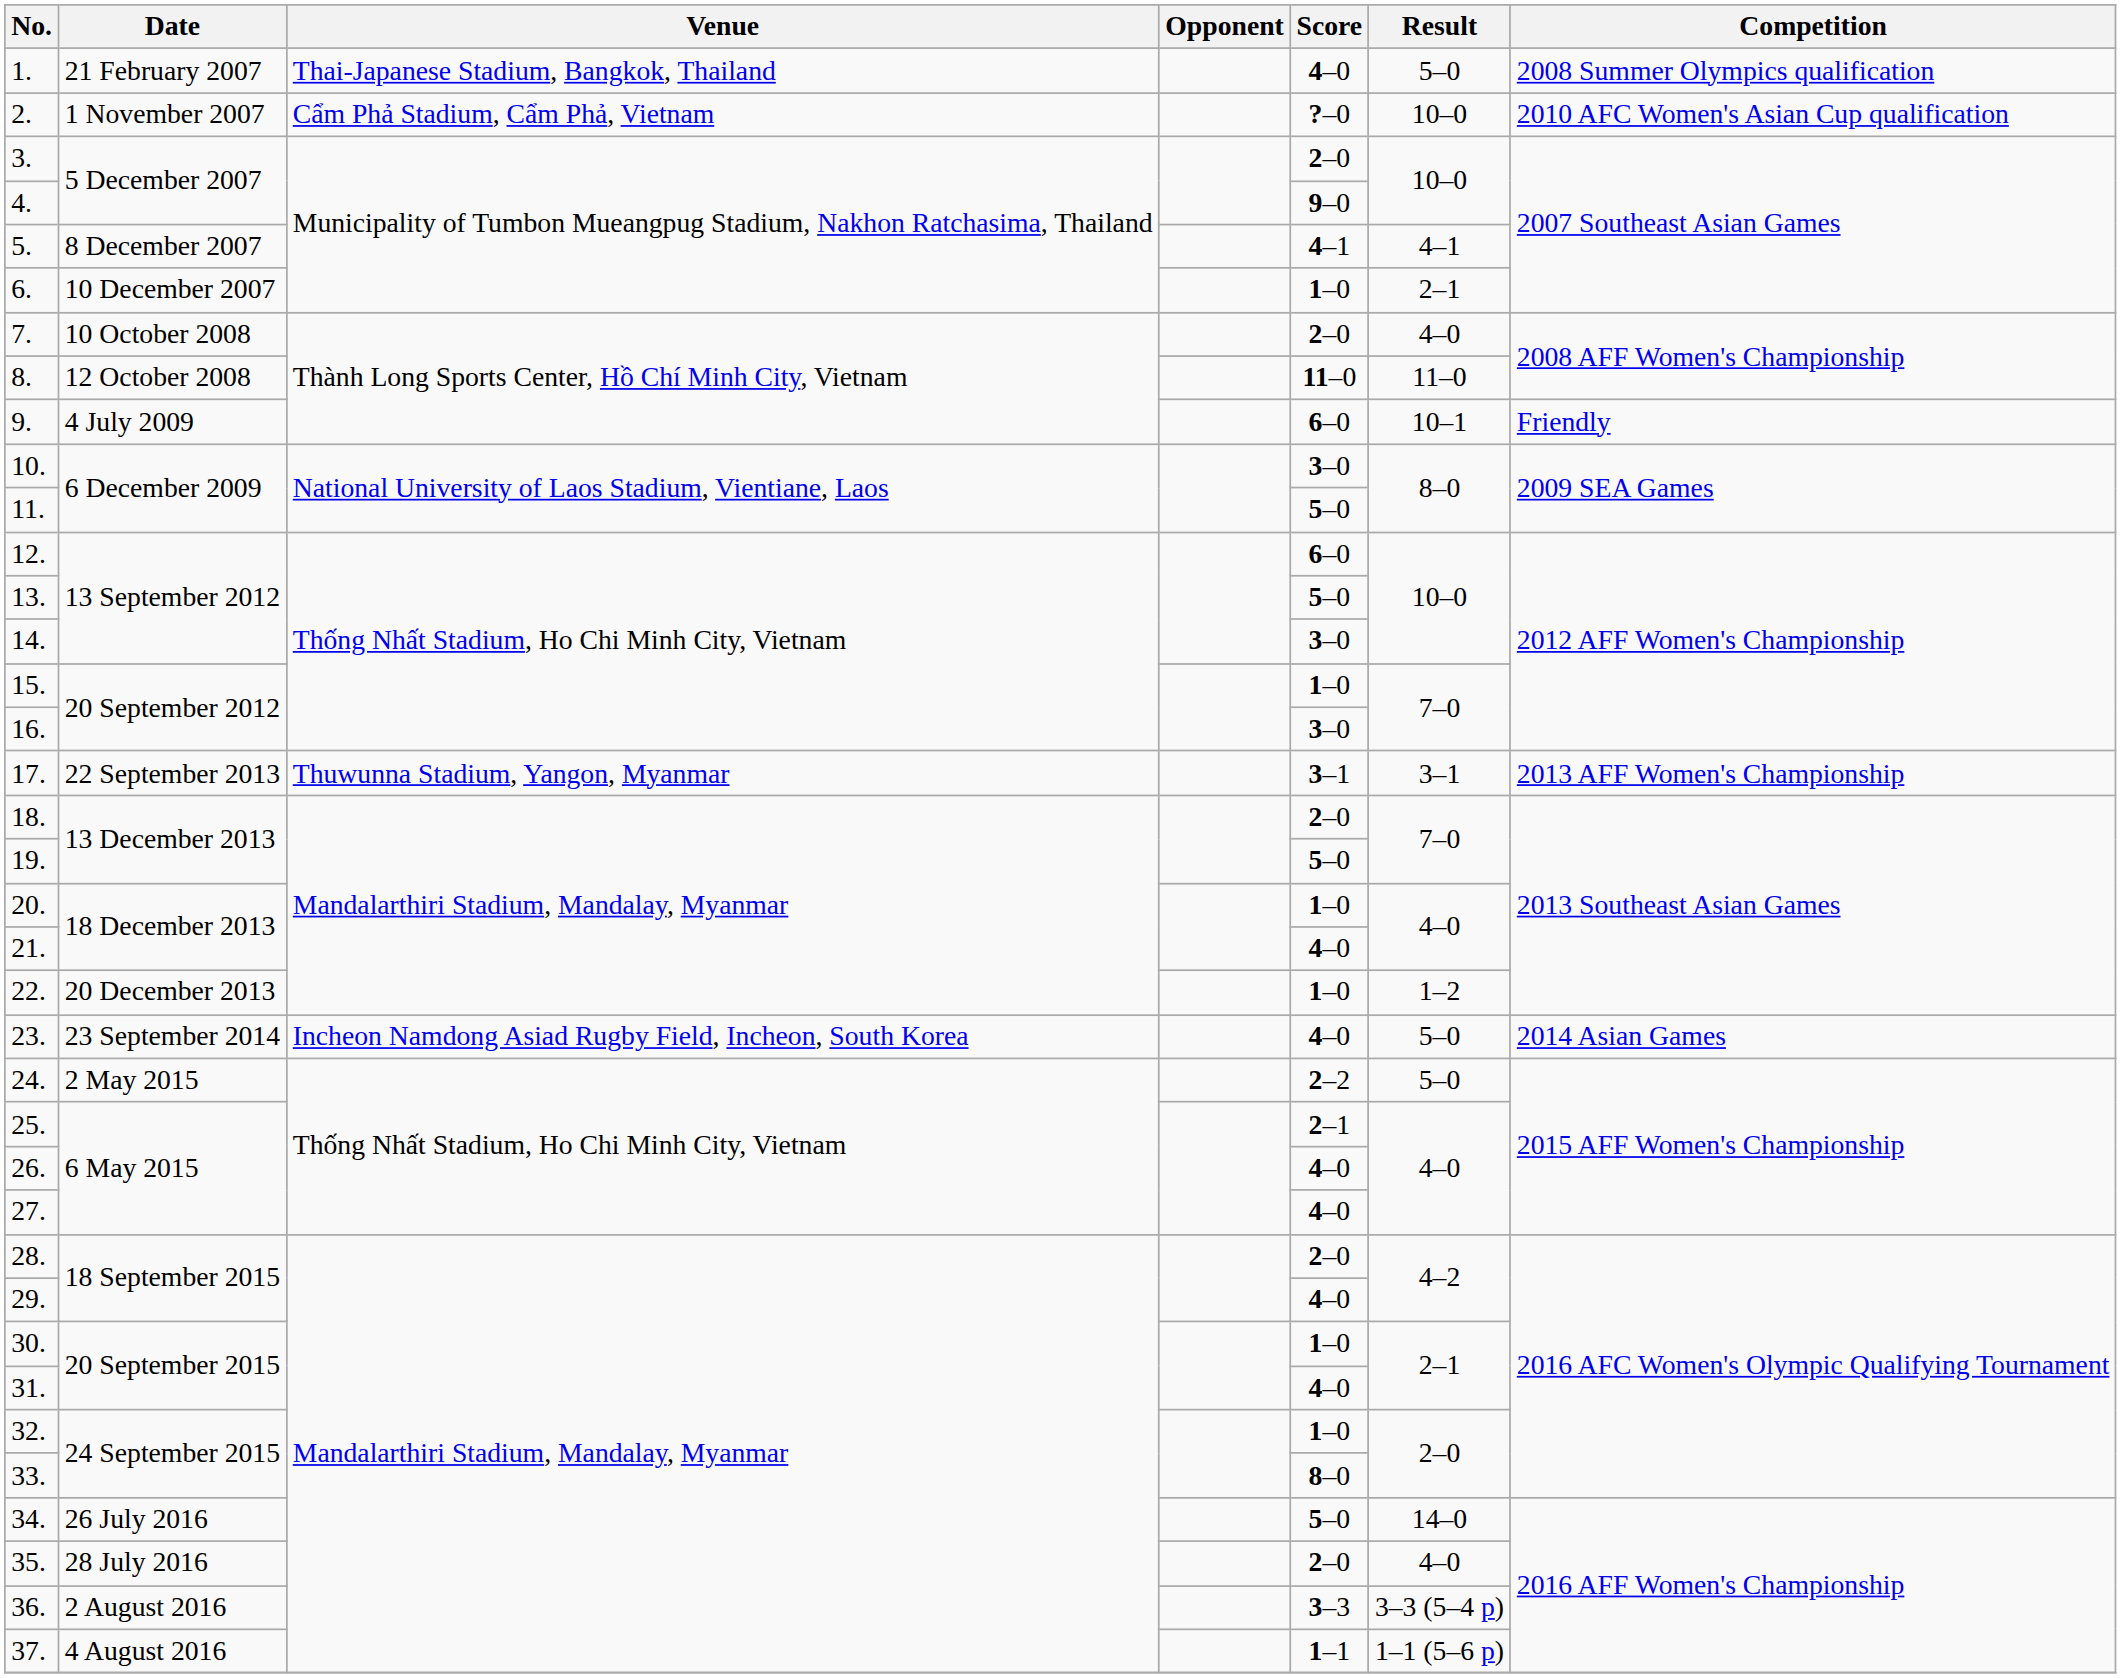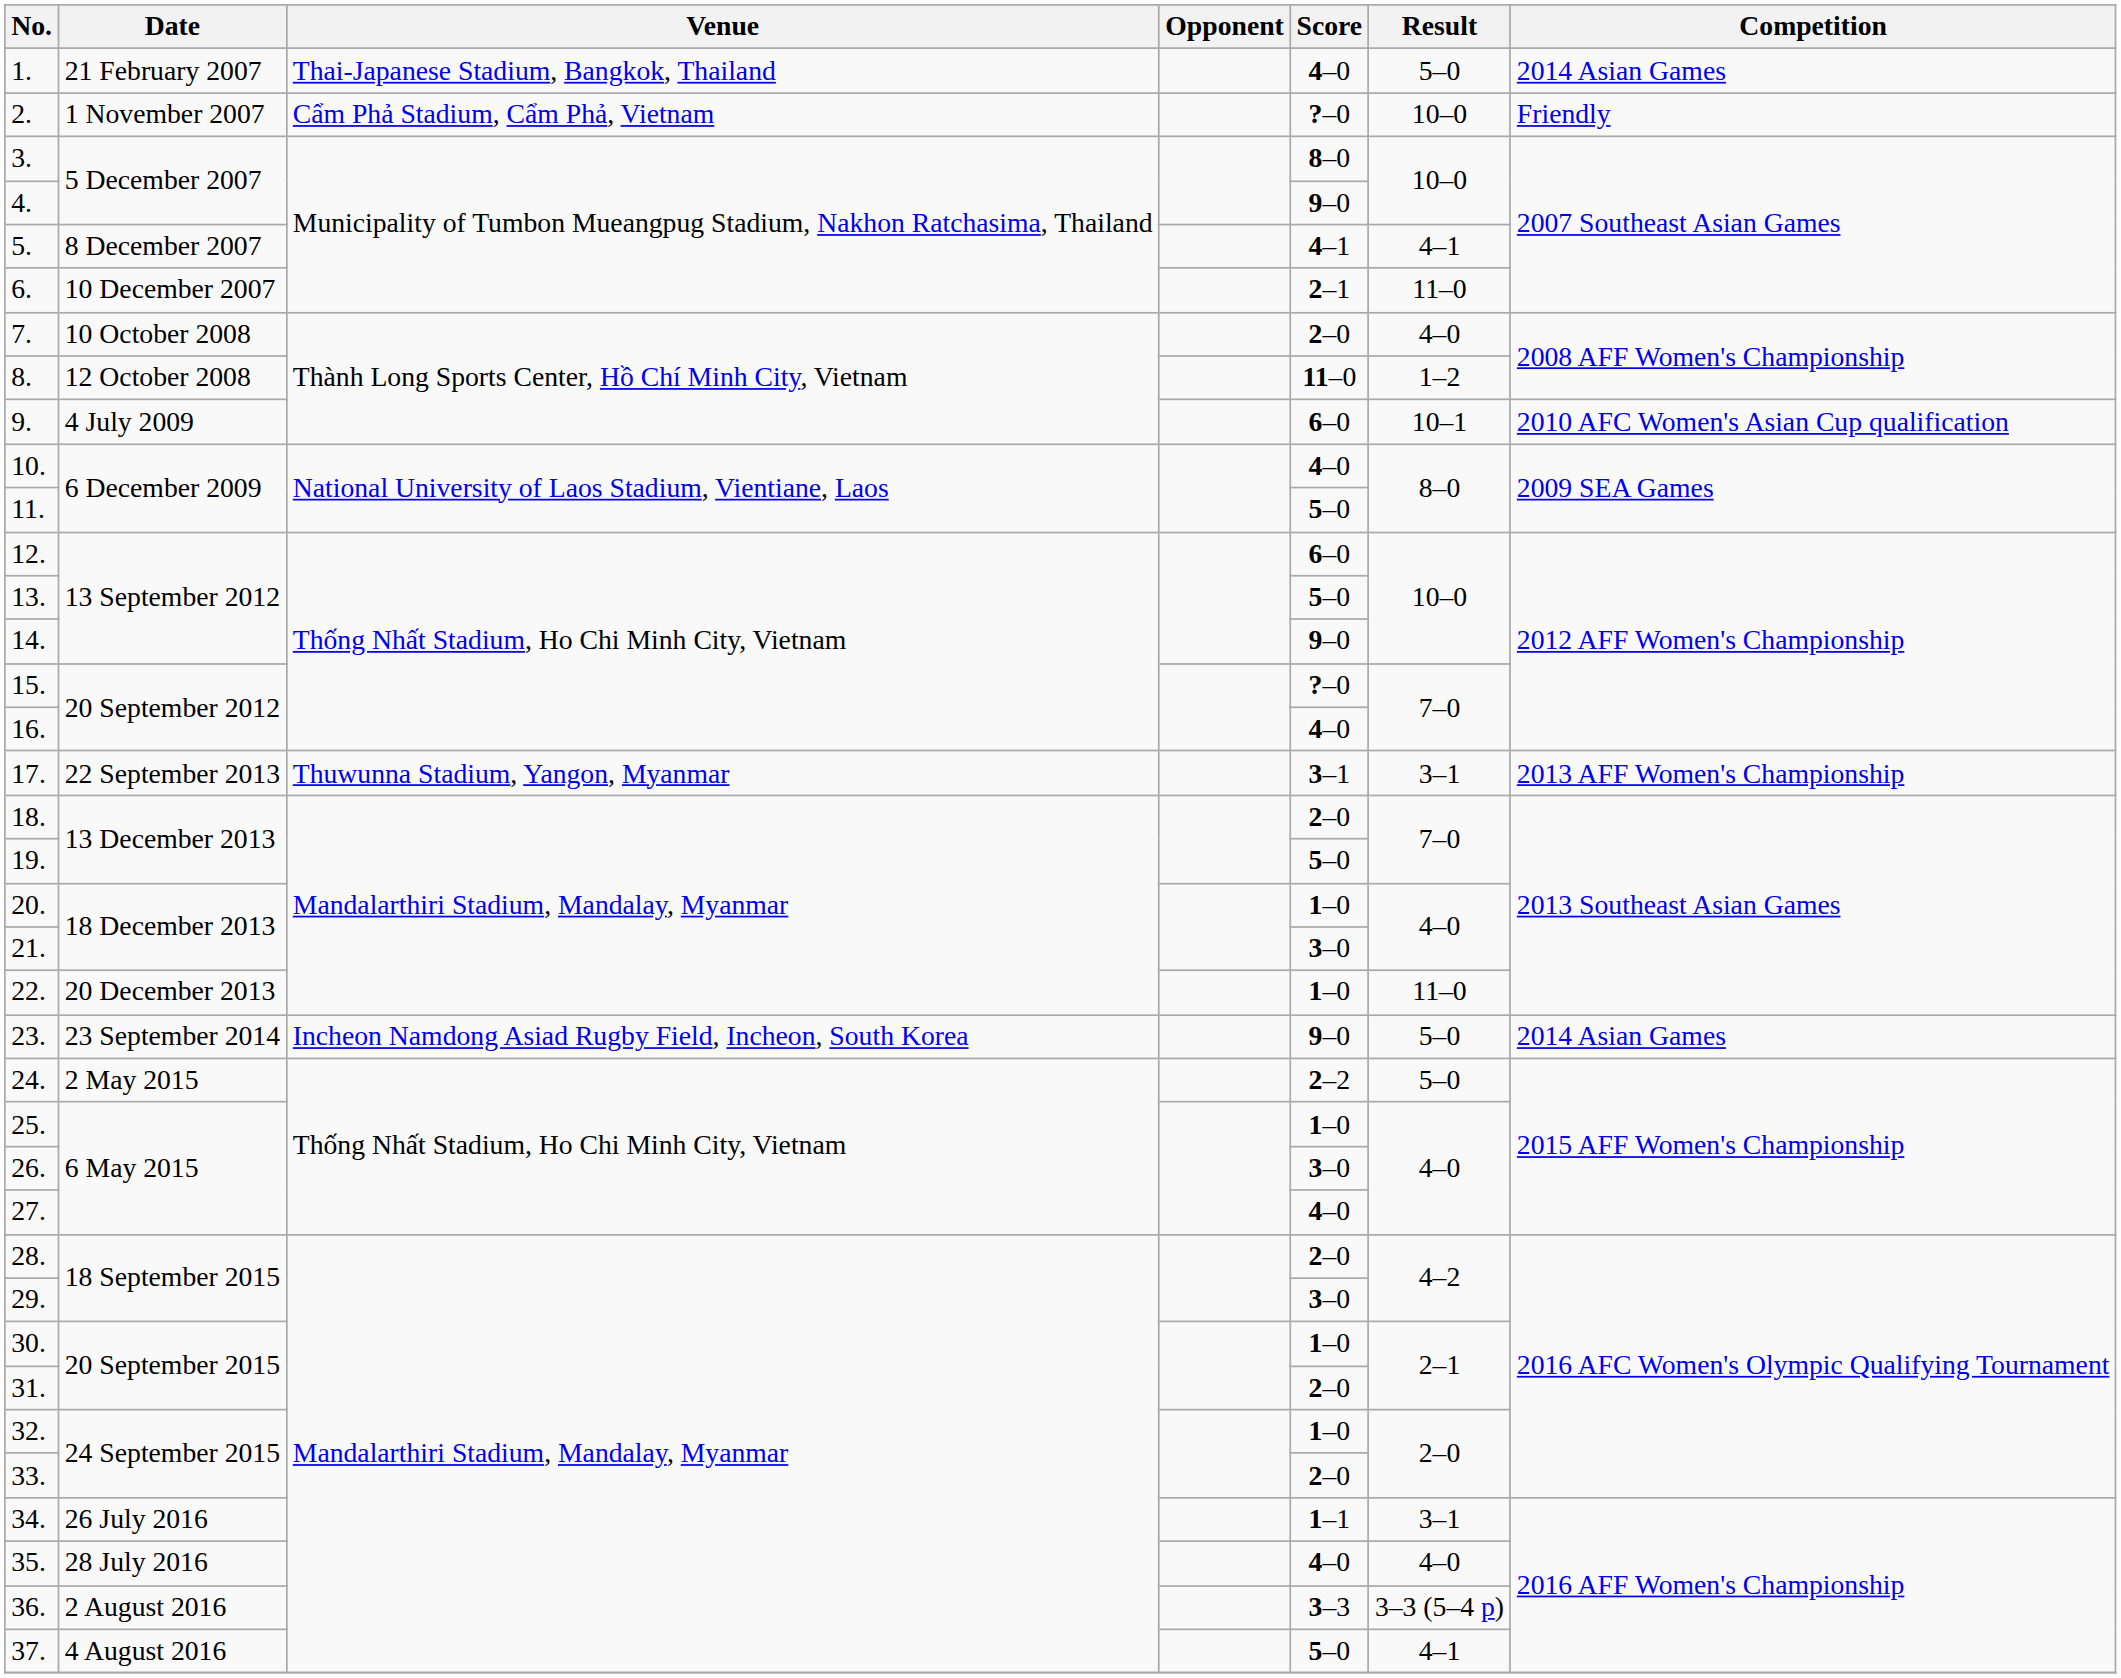(1726, 70) 2008 Summer Olympics qualification -> (1621, 70) 2014 Asian Games
(1763, 114) 2010 AFC Women's Asian Cup qualification -> (1564, 114) Friendly
(1329, 158) 2–0 -> (1329, 158) 8–0
(1329, 289) 1–0 -> (1329, 289) 2–1
(1439, 289) 2–1 -> (1439, 289) 11–0
(1439, 377) 11–0 -> (1439, 377) 1–2
(1564, 421) Friendly -> (1763, 421) 2010 AFC Women's Asian Cup qualification
(1329, 465) 3–0 -> (1329, 465) 4–0
(1329, 641) 3–0 -> (1329, 641) 9–0
(1329, 684) 1–0 -> (1329, 684) ?–0
(1329, 728) 3–0 -> (1329, 728) 4–0
(1329, 948) 4–0 -> (1329, 948) 3–0
(1439, 992) 1–2 -> (1439, 992) 11–0
(1329, 1036) 4–0 -> (1329, 1036) 9–0
(1329, 1123) 2–1 -> (1329, 1123) 1–0
(1329, 1167) 4–0 -> (1329, 1167) 3–0
(1329, 1299) 4–0 -> (1329, 1299) 3–0
(1329, 1387) 4–0 -> (1329, 1387) 2–0
(1329, 1475) 8–0 -> (1329, 1475) 2–0
(1329, 1519) 5–0 -> (1329, 1519) 1–1
(1439, 1519) 14–0 -> (1439, 1519) 3–1
(1329, 1562) 2–0 -> (1329, 1562) 4–0
(1329, 1650) 1–1 -> (1329, 1650) 5–0
(1439, 1650) 1–1 (5–6 p) -> (1439, 1650) 4–1
